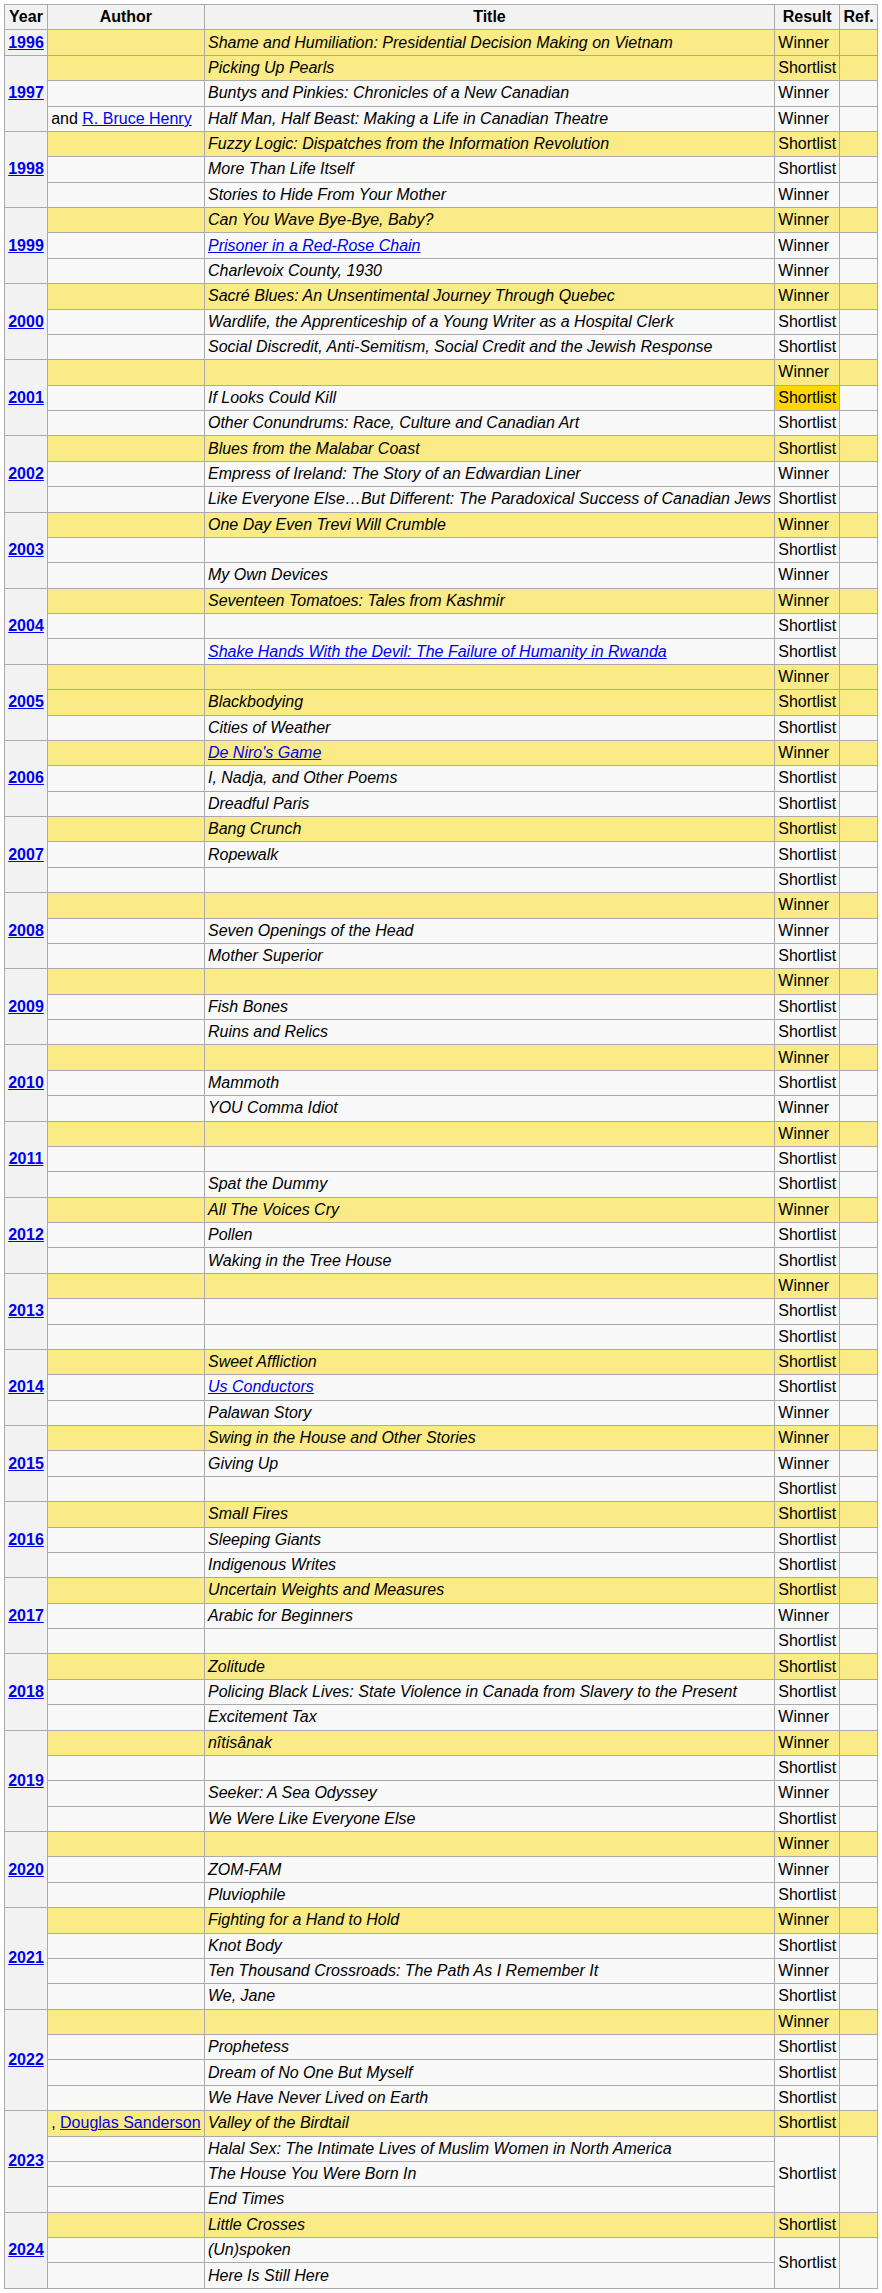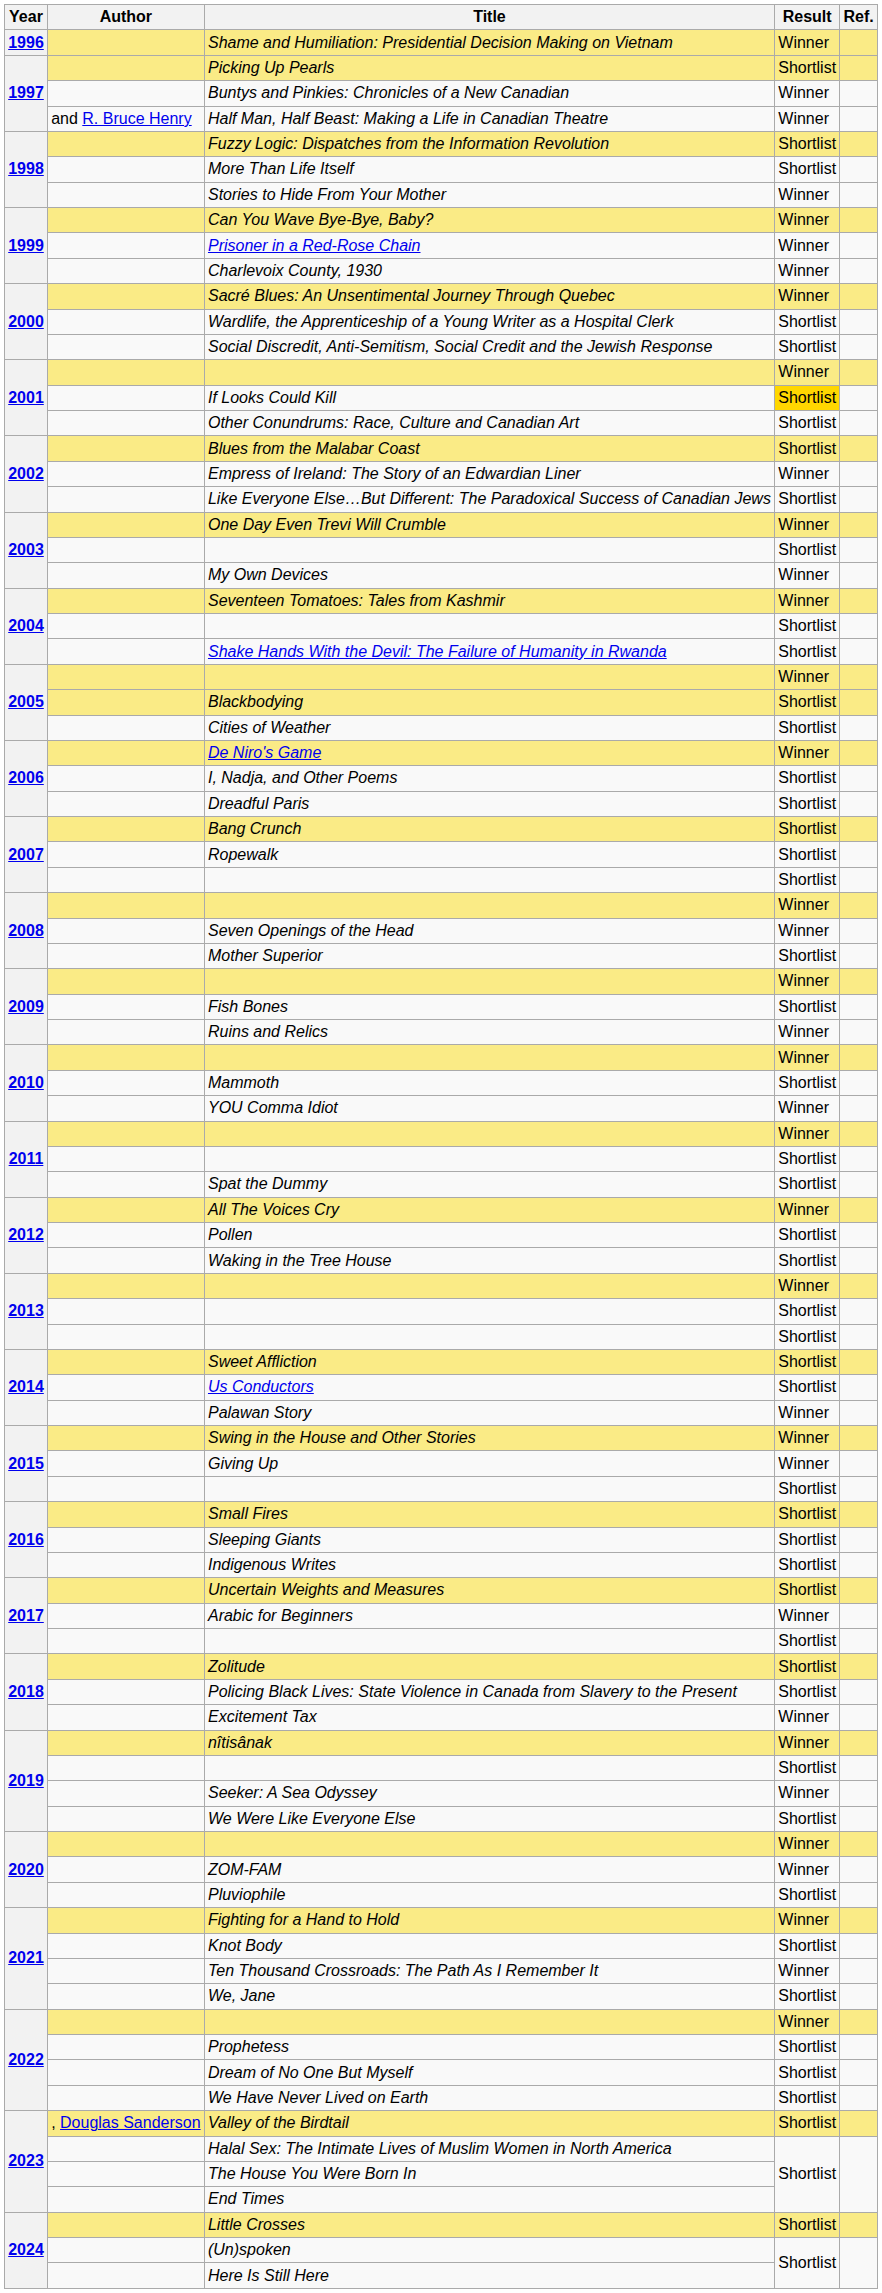(807, 1032) Shortlist -> (804, 1032) Winner
